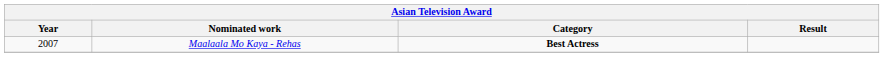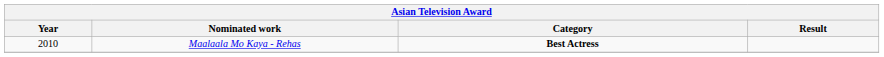(48, 44) 2007 -> (48, 44) 2010
